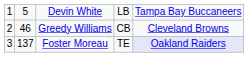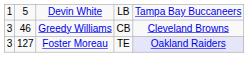(9, 28) 2 -> (9, 28) 3
(25, 44) 137 -> (25, 44) 127
